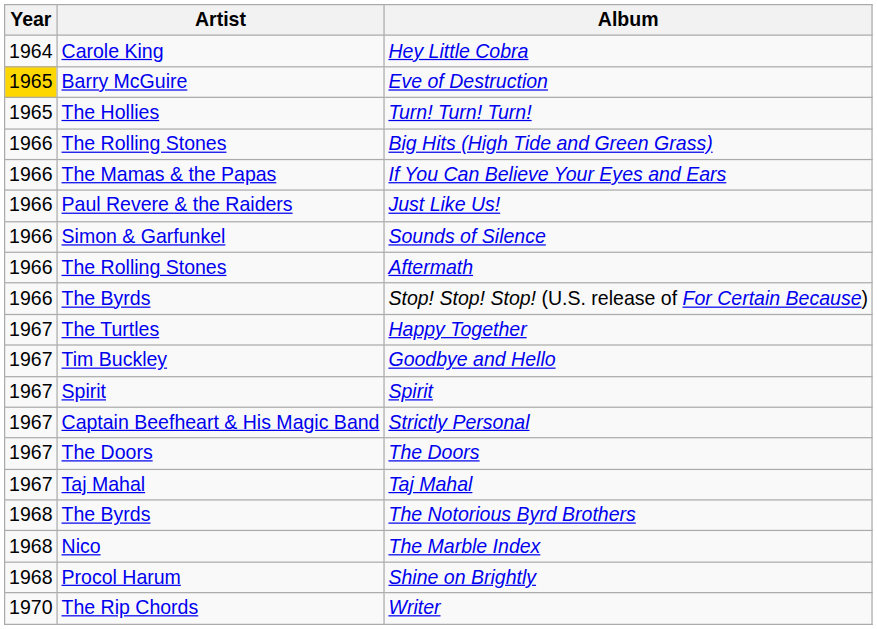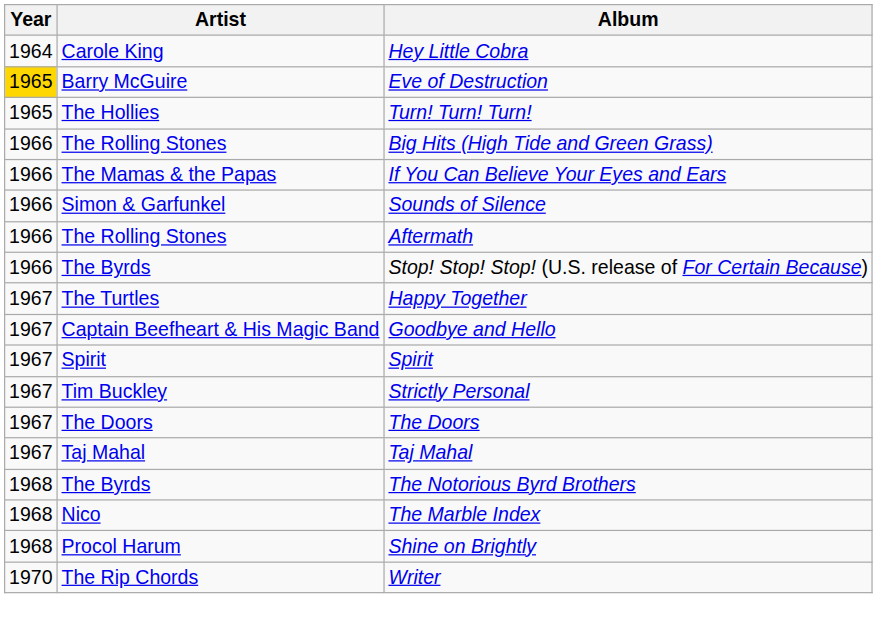- row: (444, 205)
(114, 360) Tim Buckley -> (220, 329) Captain Beefheart & His Magic Band
(220, 422) Captain Beefheart & His Magic Band -> (114, 391) Tim Buckley
